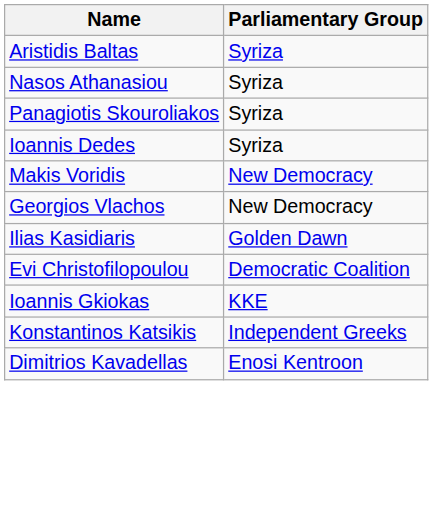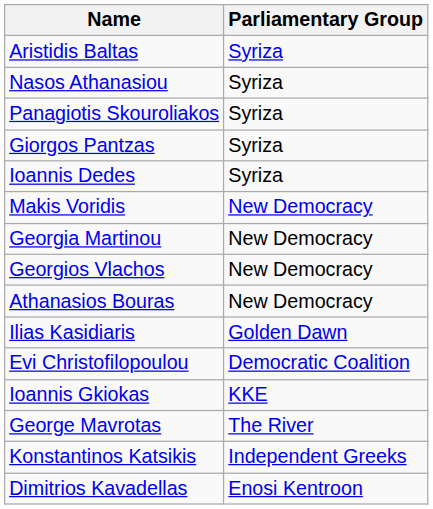+ row: (82, 144)
+ row: (85, 238)
+ row: (92, 301)
+ row: (85, 425)
